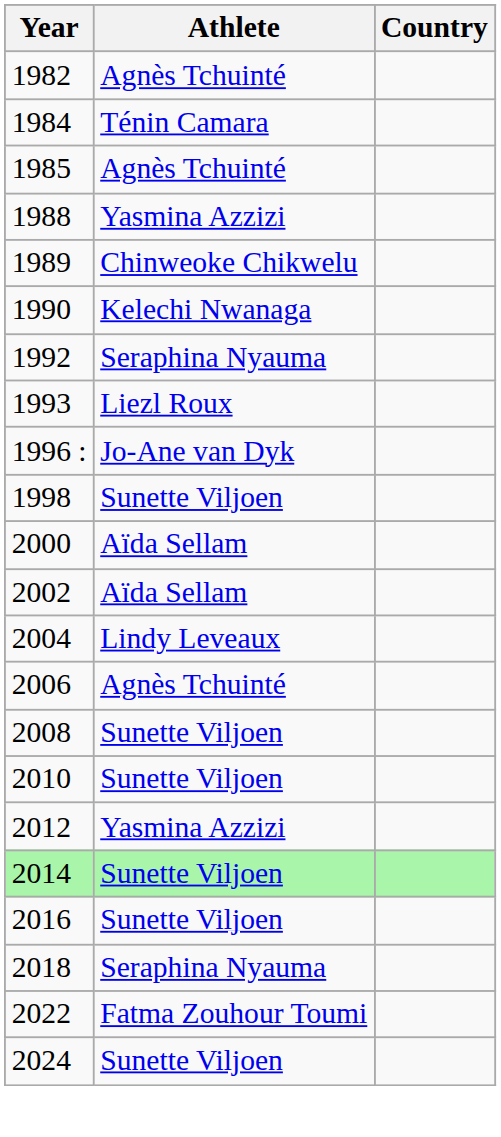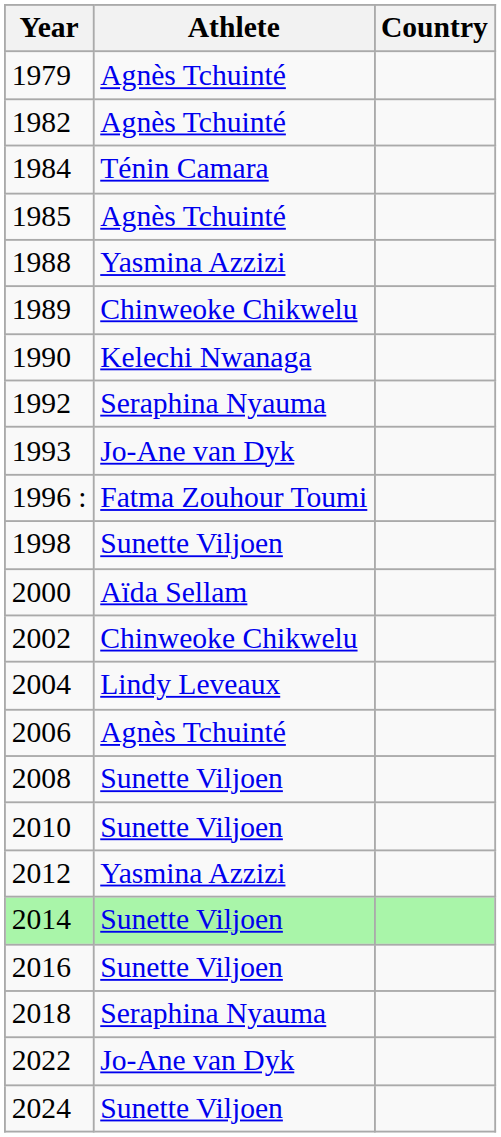+ row: (41, 74)
(166, 403) Liezl Roux -> (197, 450) Jo-Ane van Dyk
(197, 450) Jo-Ane van Dyk -> (234, 497) Fatma Zouhour Toumi
(174, 591) Aïda Sellam -> (229, 638) Chinweoke Chikwelu
(234, 1013) Fatma Zouhour Toumi -> (197, 1060) Jo-Ane van Dyk
